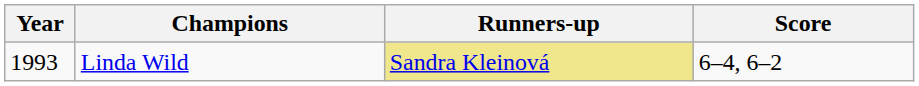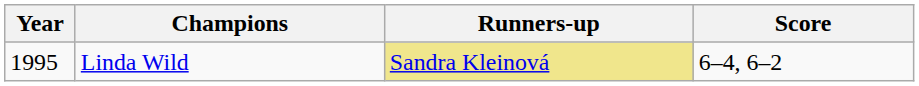(34, 61) 1993 -> (34, 61) 1995
